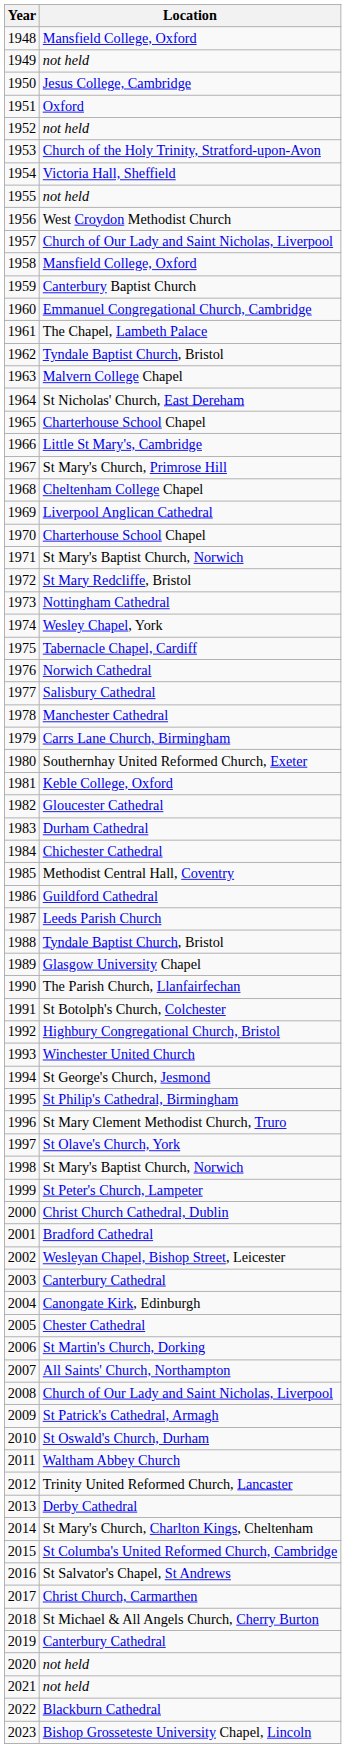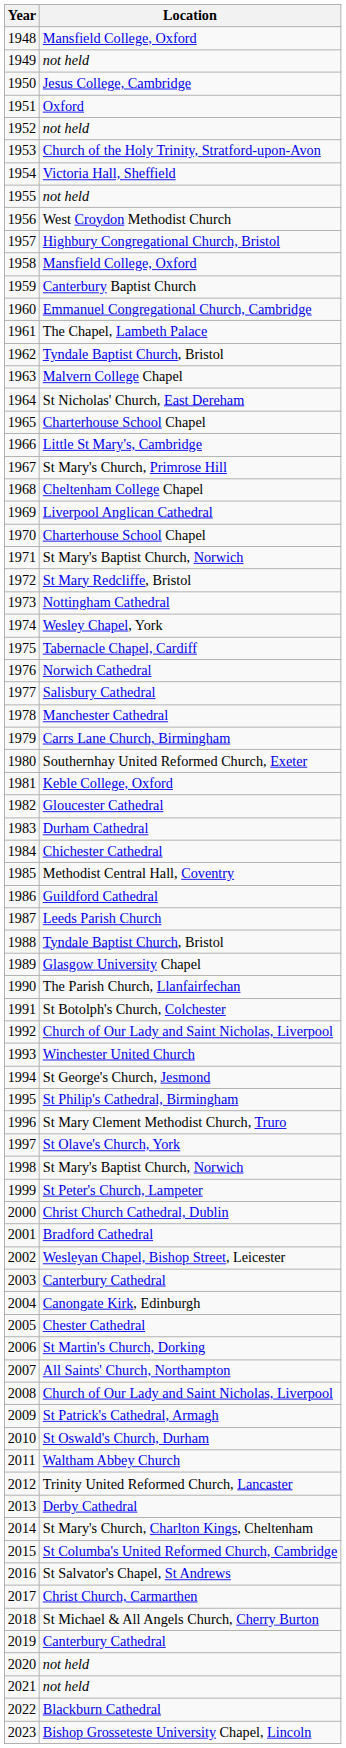(188, 241) Church of Our Lady and Saint Nicholas, Liverpool -> (161, 241) Highbury Congregational Church, Bristol
(161, 1032) Highbury Congregational Church, Bristol -> (188, 1032) Church of Our Lady and Saint Nicholas, Liverpool
